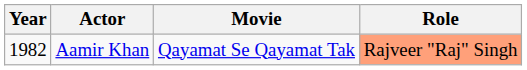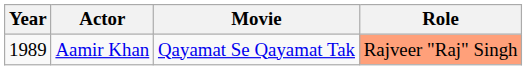(28, 49) 1982 -> (28, 49) 1989
